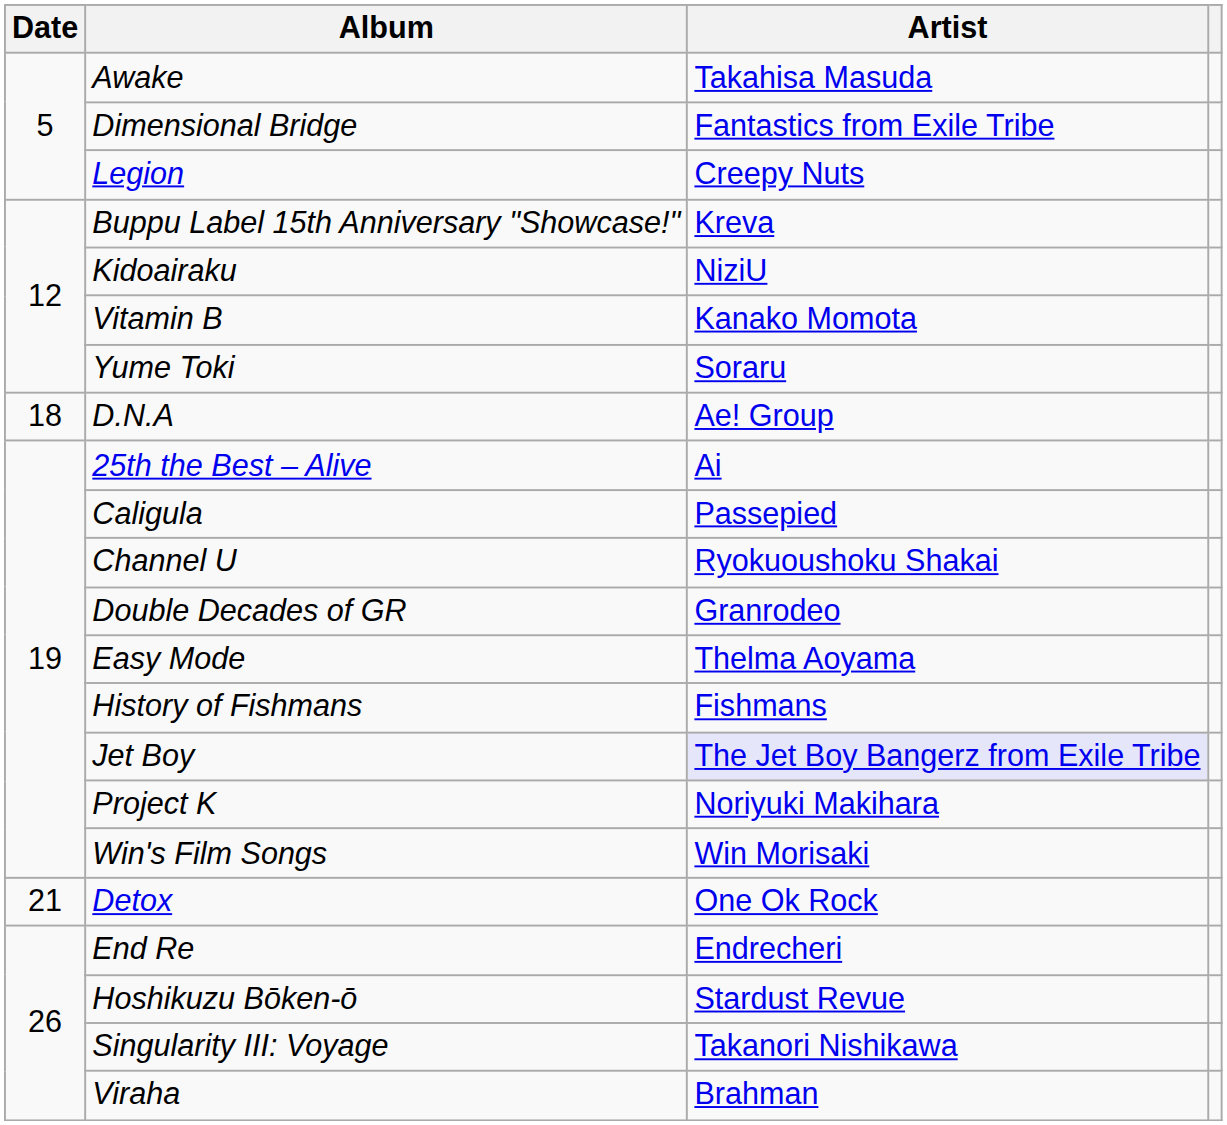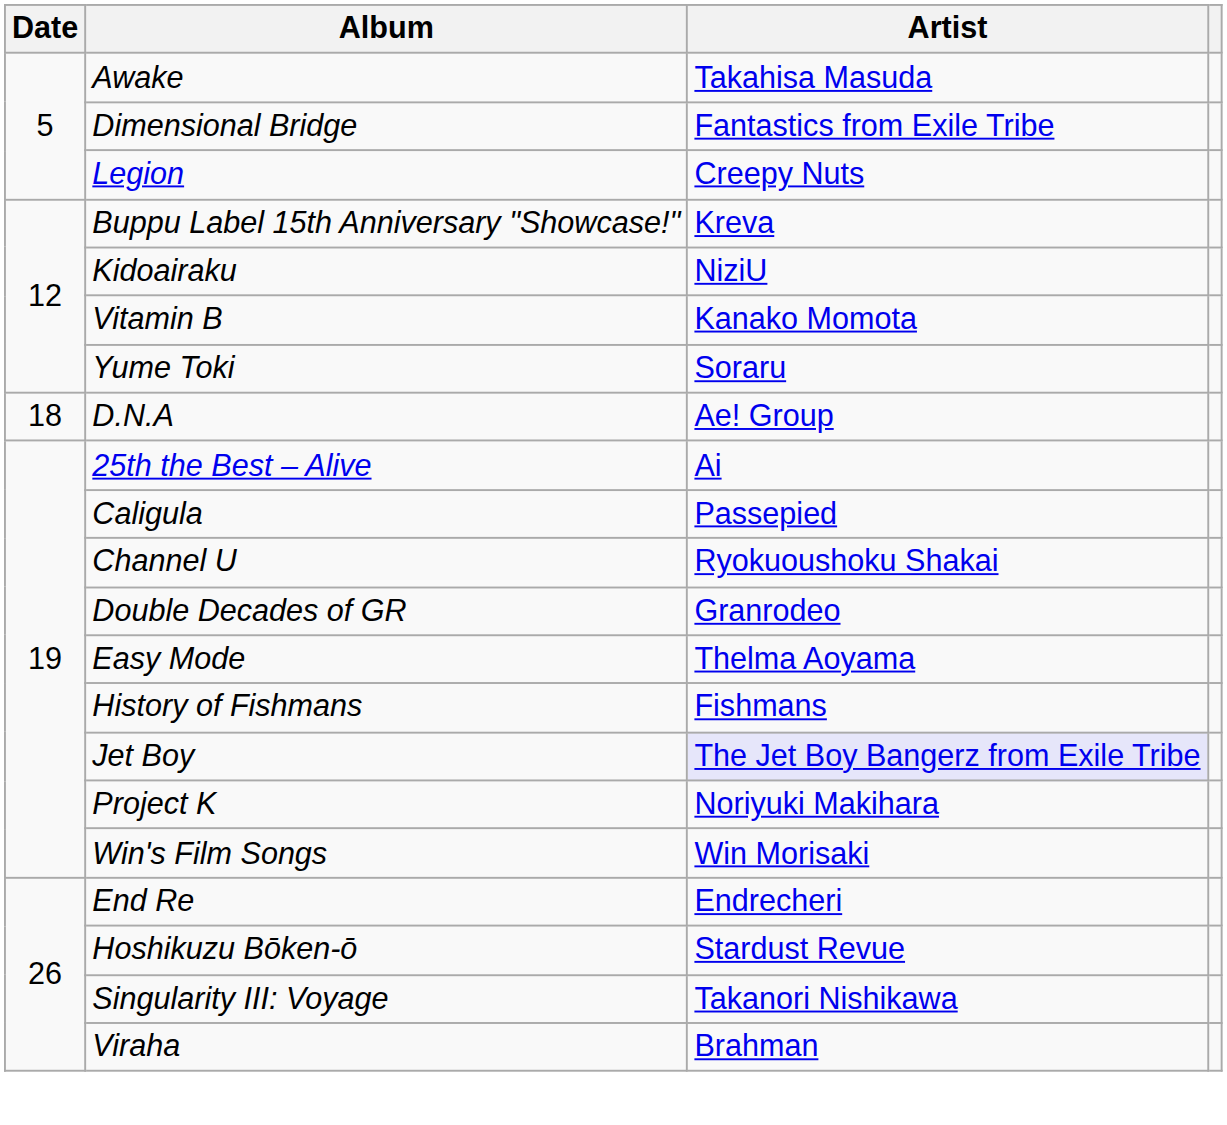- row: (132, 901)
